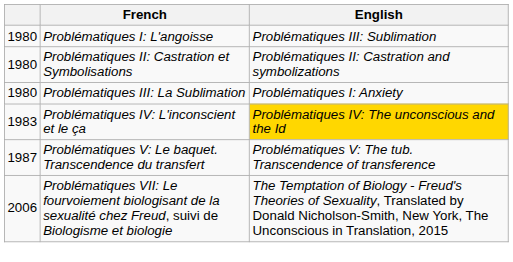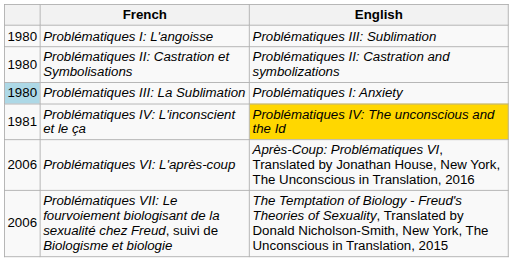(22, 93) no background -> (22, 93) lightblue background
(22, 121) 1983 -> (22, 121) 1981
- row: (131, 157)
+ row: (139, 165)
